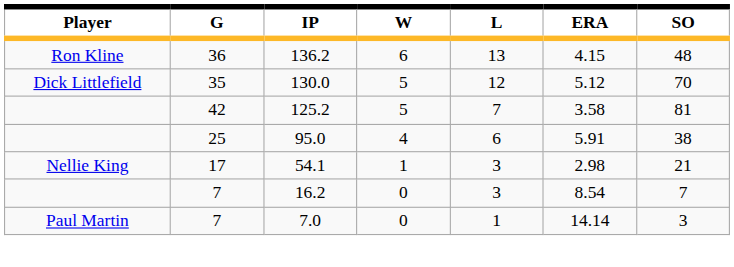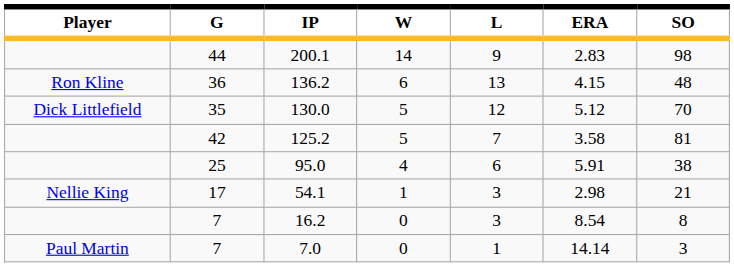+ row: (310, 54)
(683, 193) 7 -> (683, 220) 8
